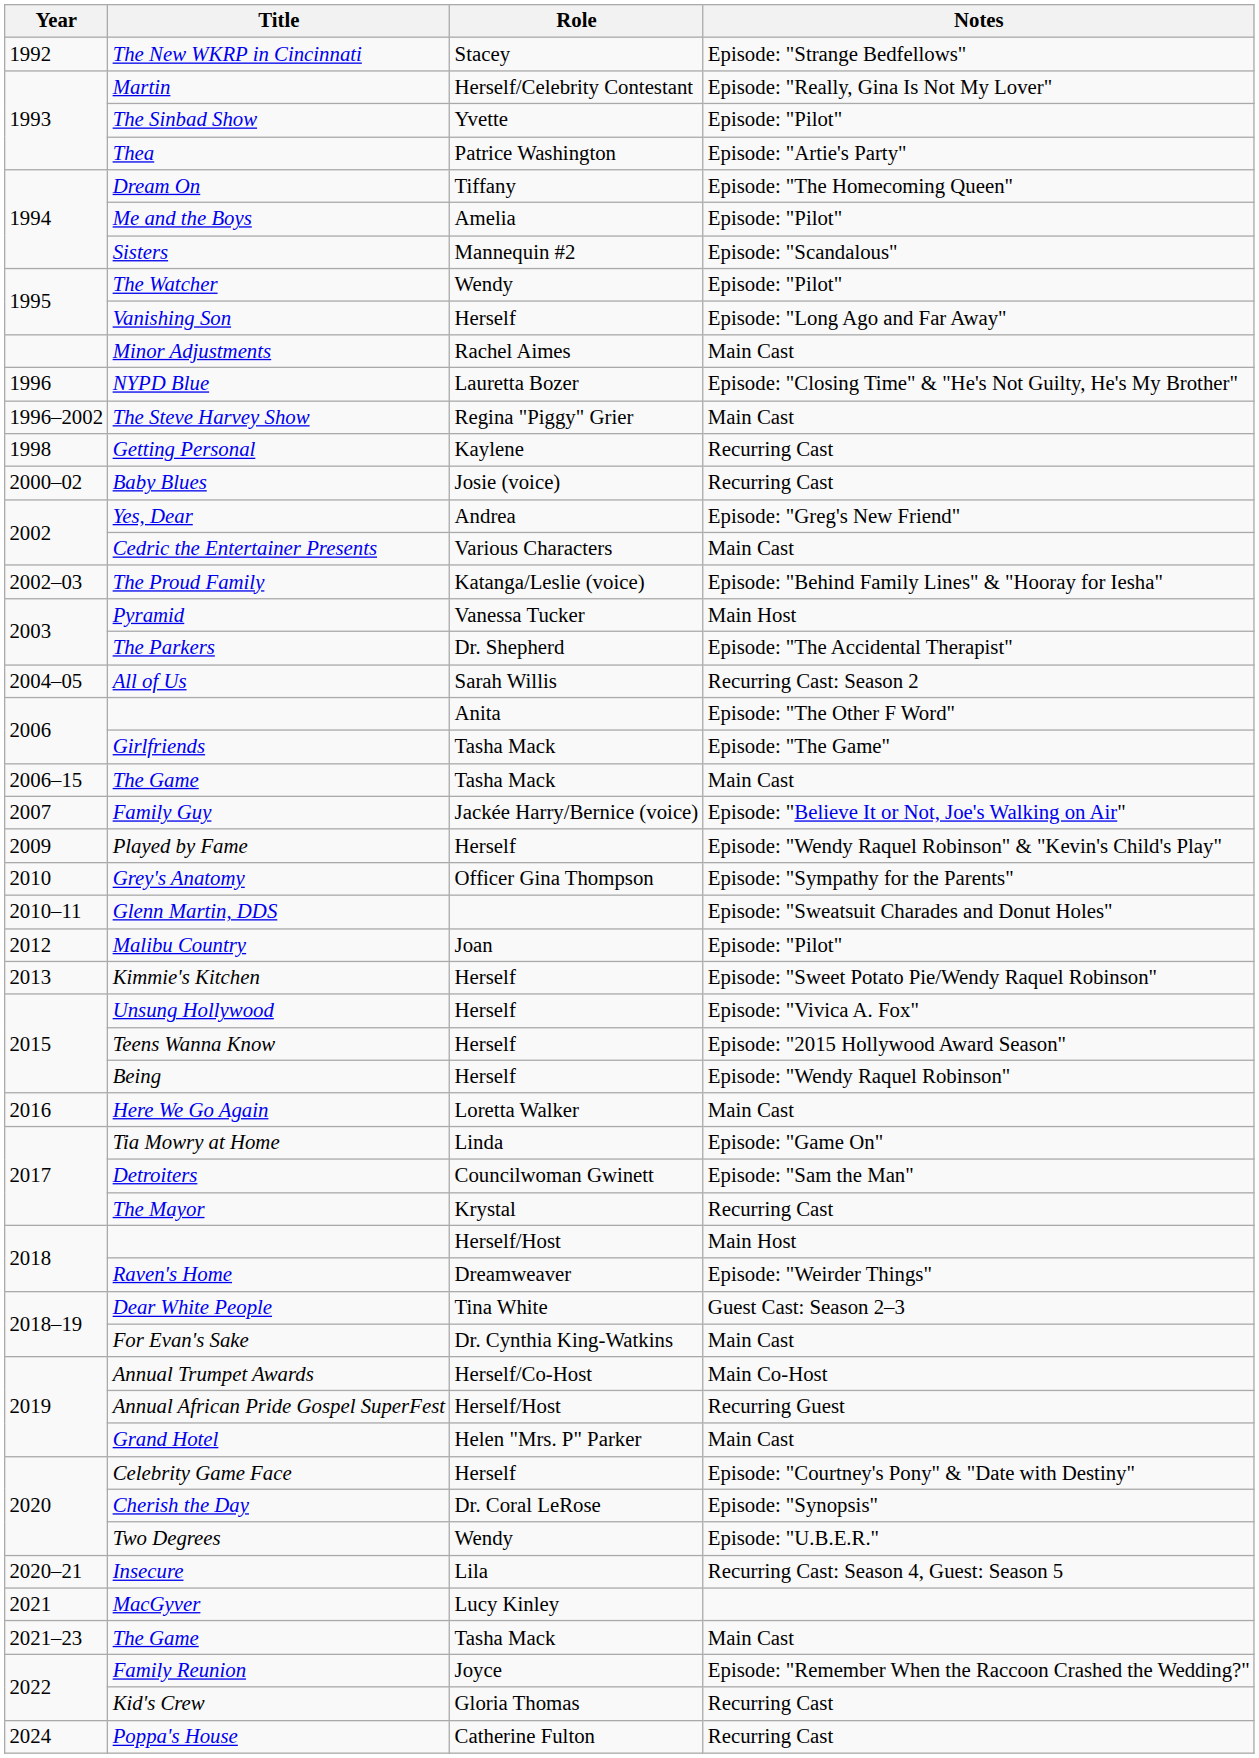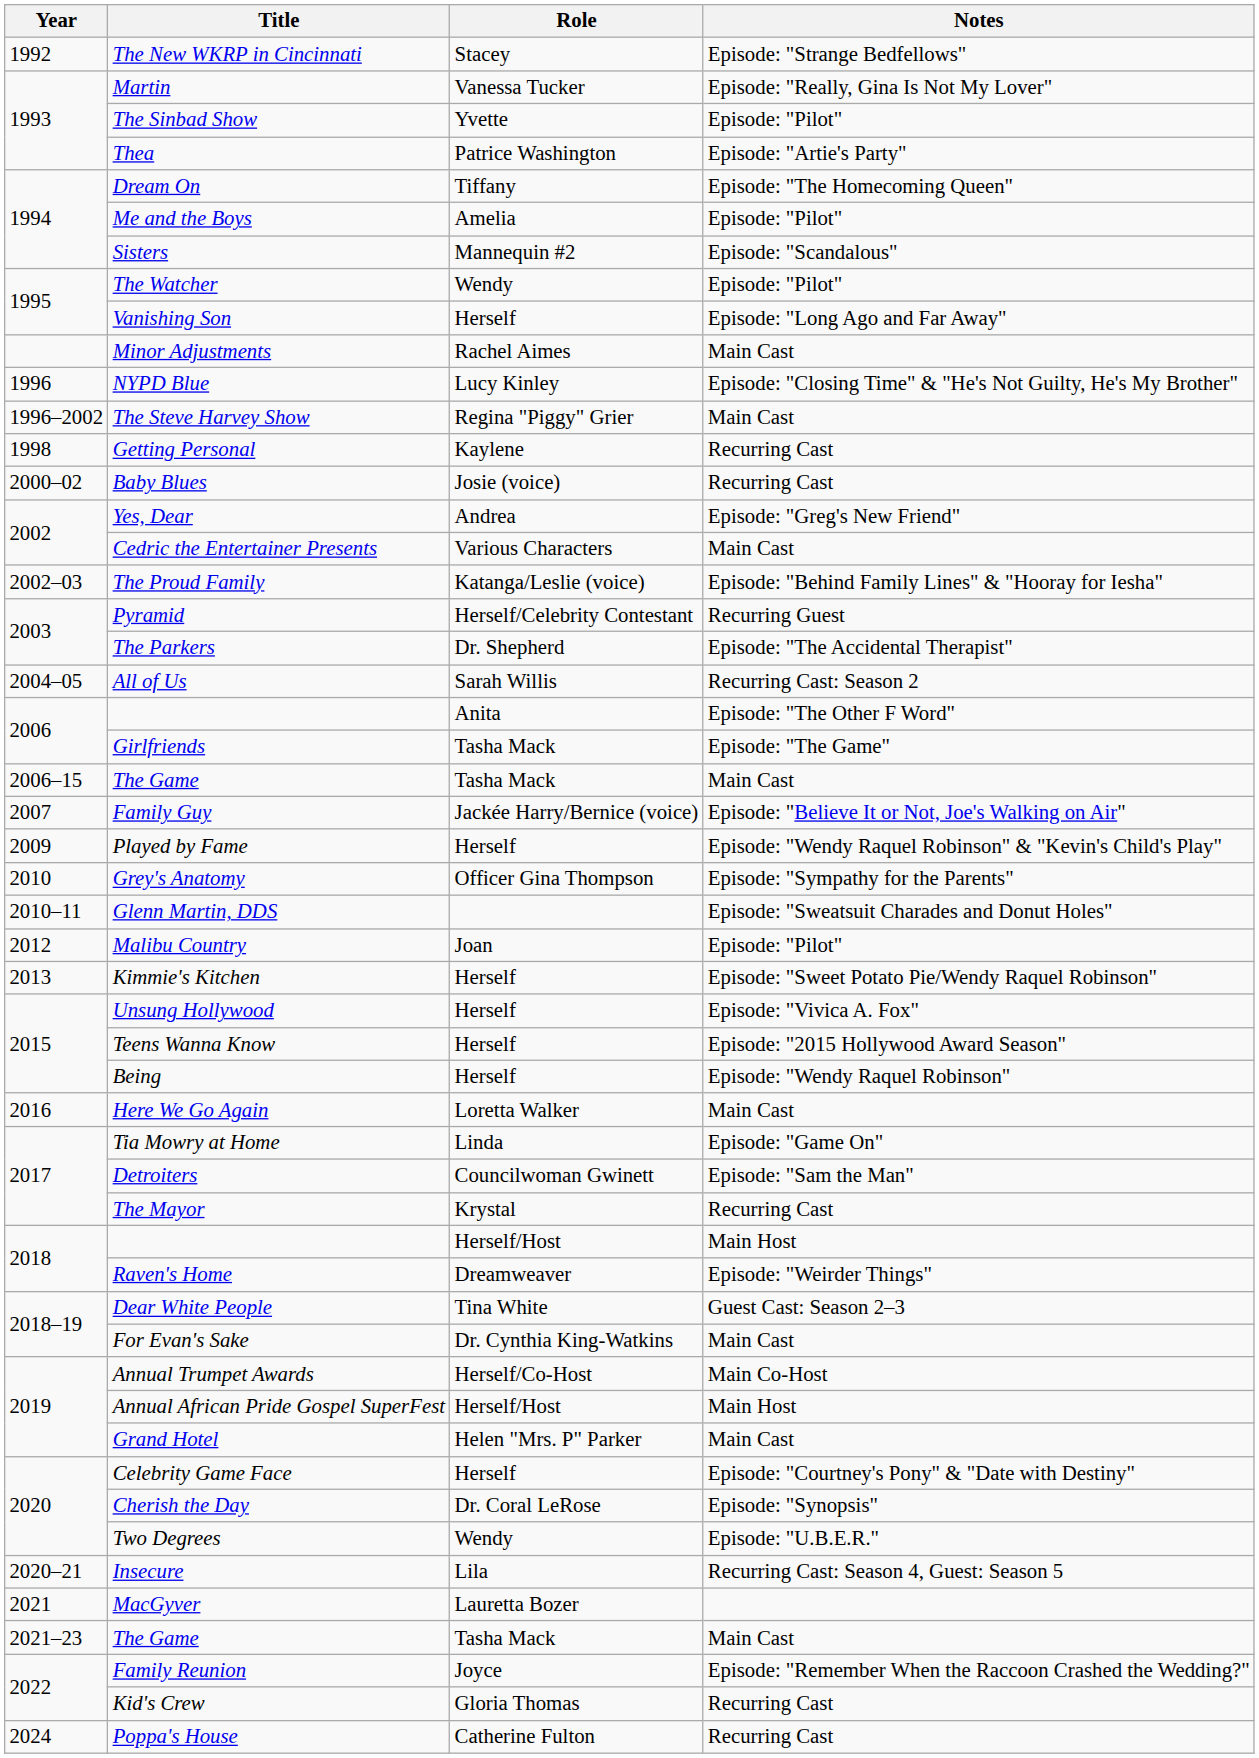(574, 86) Herself/Celebrity Contestant -> (520, 86) Vanessa Tucker
(517, 383) Lauretta Bozer -> (507, 383) Lucy Kinley
(520, 614) Vanessa Tucker -> (574, 614) Herself/Celebrity Contestant
(752, 614) Main Host -> (776, 614) Recurring Guest
(776, 1406) Recurring Guest -> (752, 1406) Main Host
(507, 1604) Lucy Kinley -> (517, 1604) Lauretta Bozer
